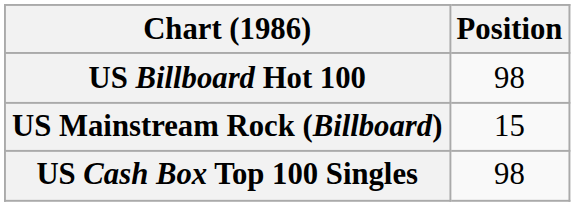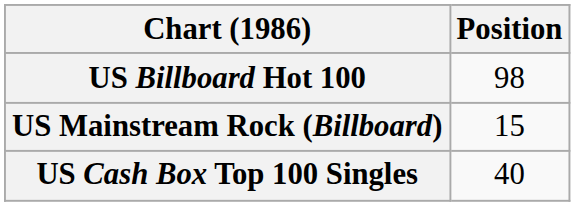(509, 175) 98 -> (509, 175) 40
